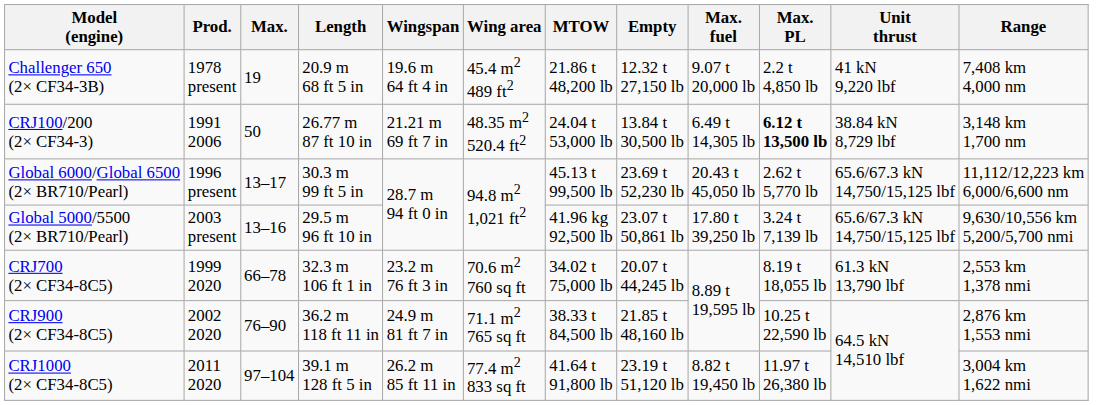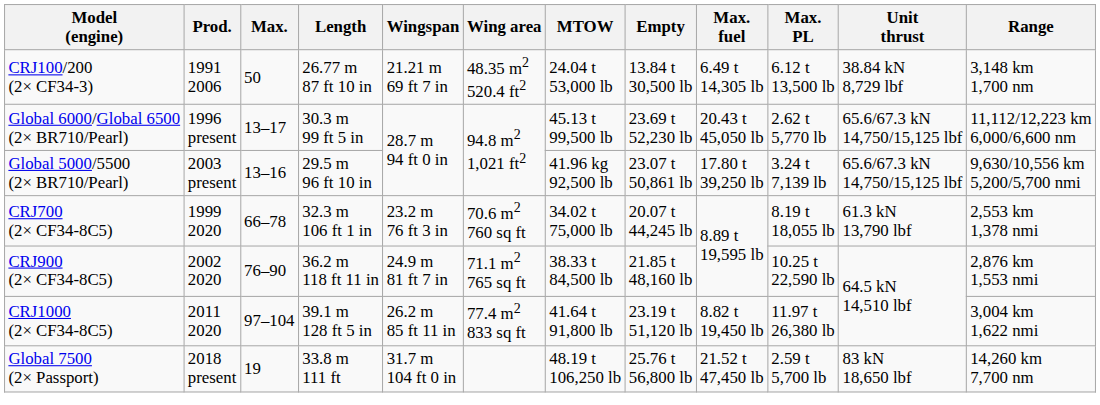- row: (60, 77)
(795, 131) bold -> (803, 77) normal
+ row: (53, 368)
